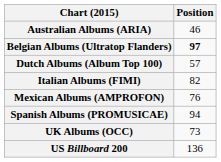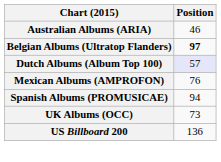(195, 64) no background -> (195, 64) lavender background
- row: (89, 81)
